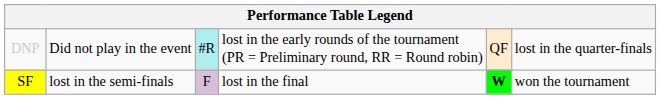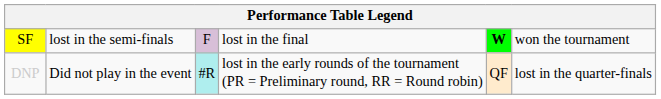rows swapped: (25, 49) <-> (25, 82)
